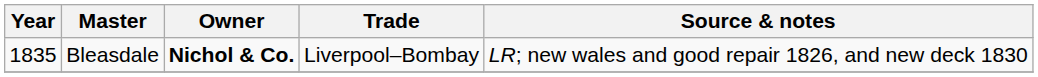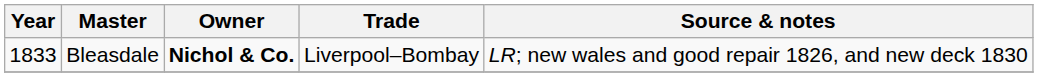(33, 54) 1835 -> (33, 54) 1833
